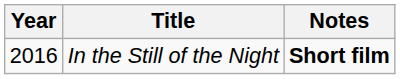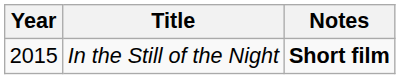(34, 55) 2016 -> (34, 55) 2015
